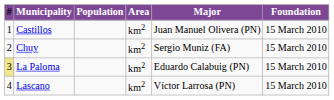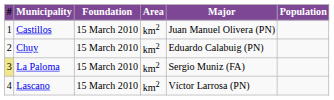columns swapped: (100, 12) <-> (296, 12)
(192, 48) Sergio Muniz (FA) -> (216, 48) Eduardo Calabuig (PN)
(201, 67) Eduardo Calabuig (PN) -> (207, 67) Sergio Muniz (FA)
